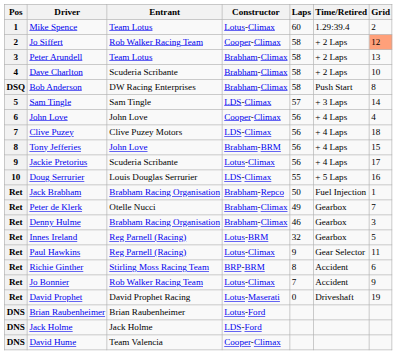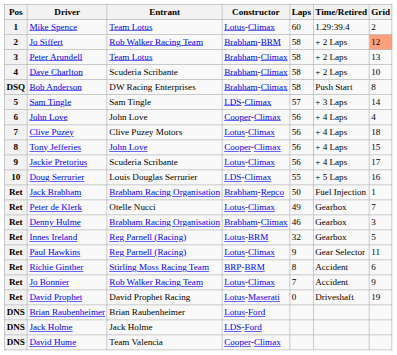(252, 42) Cooper-Climax -> (253, 42) Brabham-BRM
(248, 132) LDS-Climax -> (250, 132) Lotus-Climax
(253, 147) Brabham-BRM -> (252, 147) Cooper-Climax
(256, 207) Brabham-Climax -> (250, 207) Lotus-Climax
